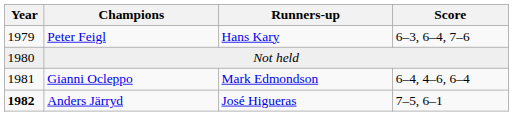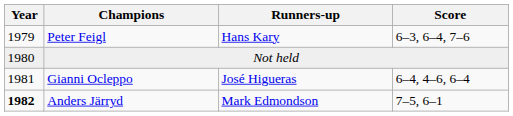(270, 79) Mark Edmondson -> (259, 79) José Higueras
(259, 100) José Higueras -> (270, 100) Mark Edmondson
